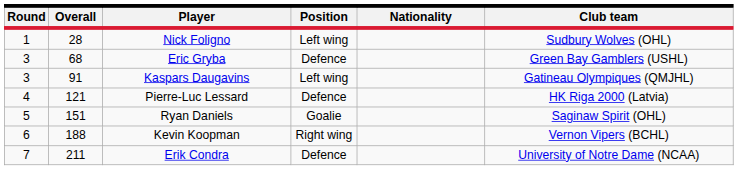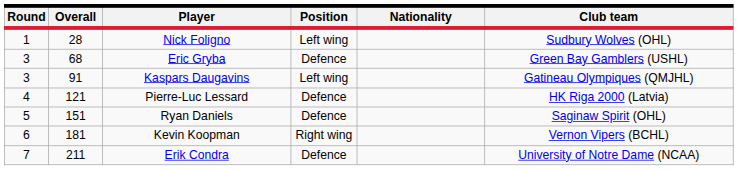(324, 116) Goalie -> (324, 116) Defence
(76, 135) 188 -> (76, 135) 181
